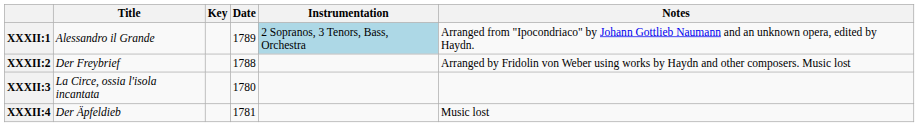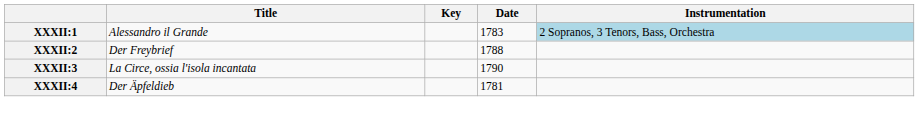- column: (676, 13)
(244, 38) 1789 -> (492, 31) 1783
(244, 87) 1780 -> (492, 68) 1790
